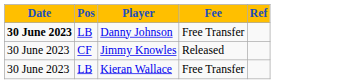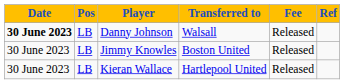+ column: (224, 13)
(213, 32) Free Transfer -> (293, 32) Released
(84, 50) CF -> (85, 50) LB
(213, 69) Free Transfer -> (293, 69) Released
